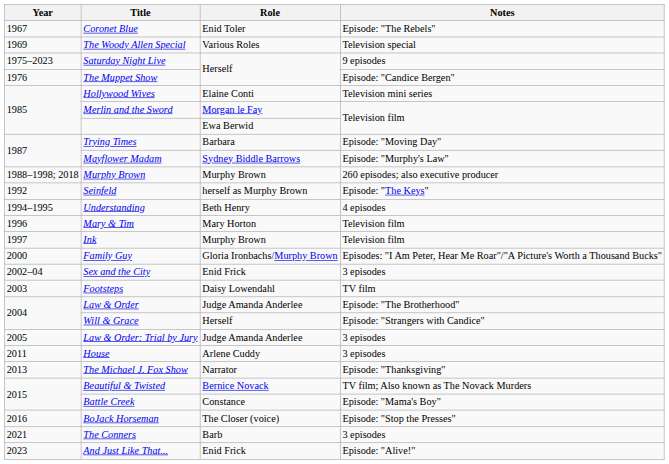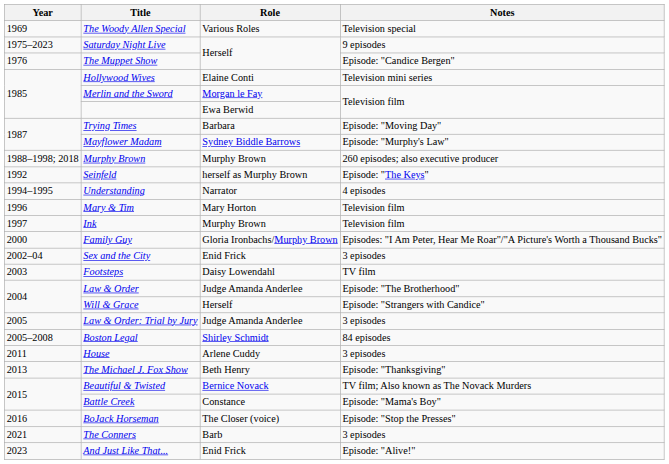- row: (111, 28)
(226, 207) Beth Henry -> (220, 191) Narrator
+ row: (111, 337)
(220, 369) Narrator -> (226, 369) Beth Henry
